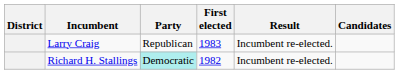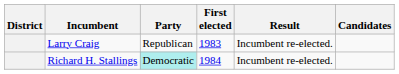(210, 60) 1982 -> (210, 60) 1984
